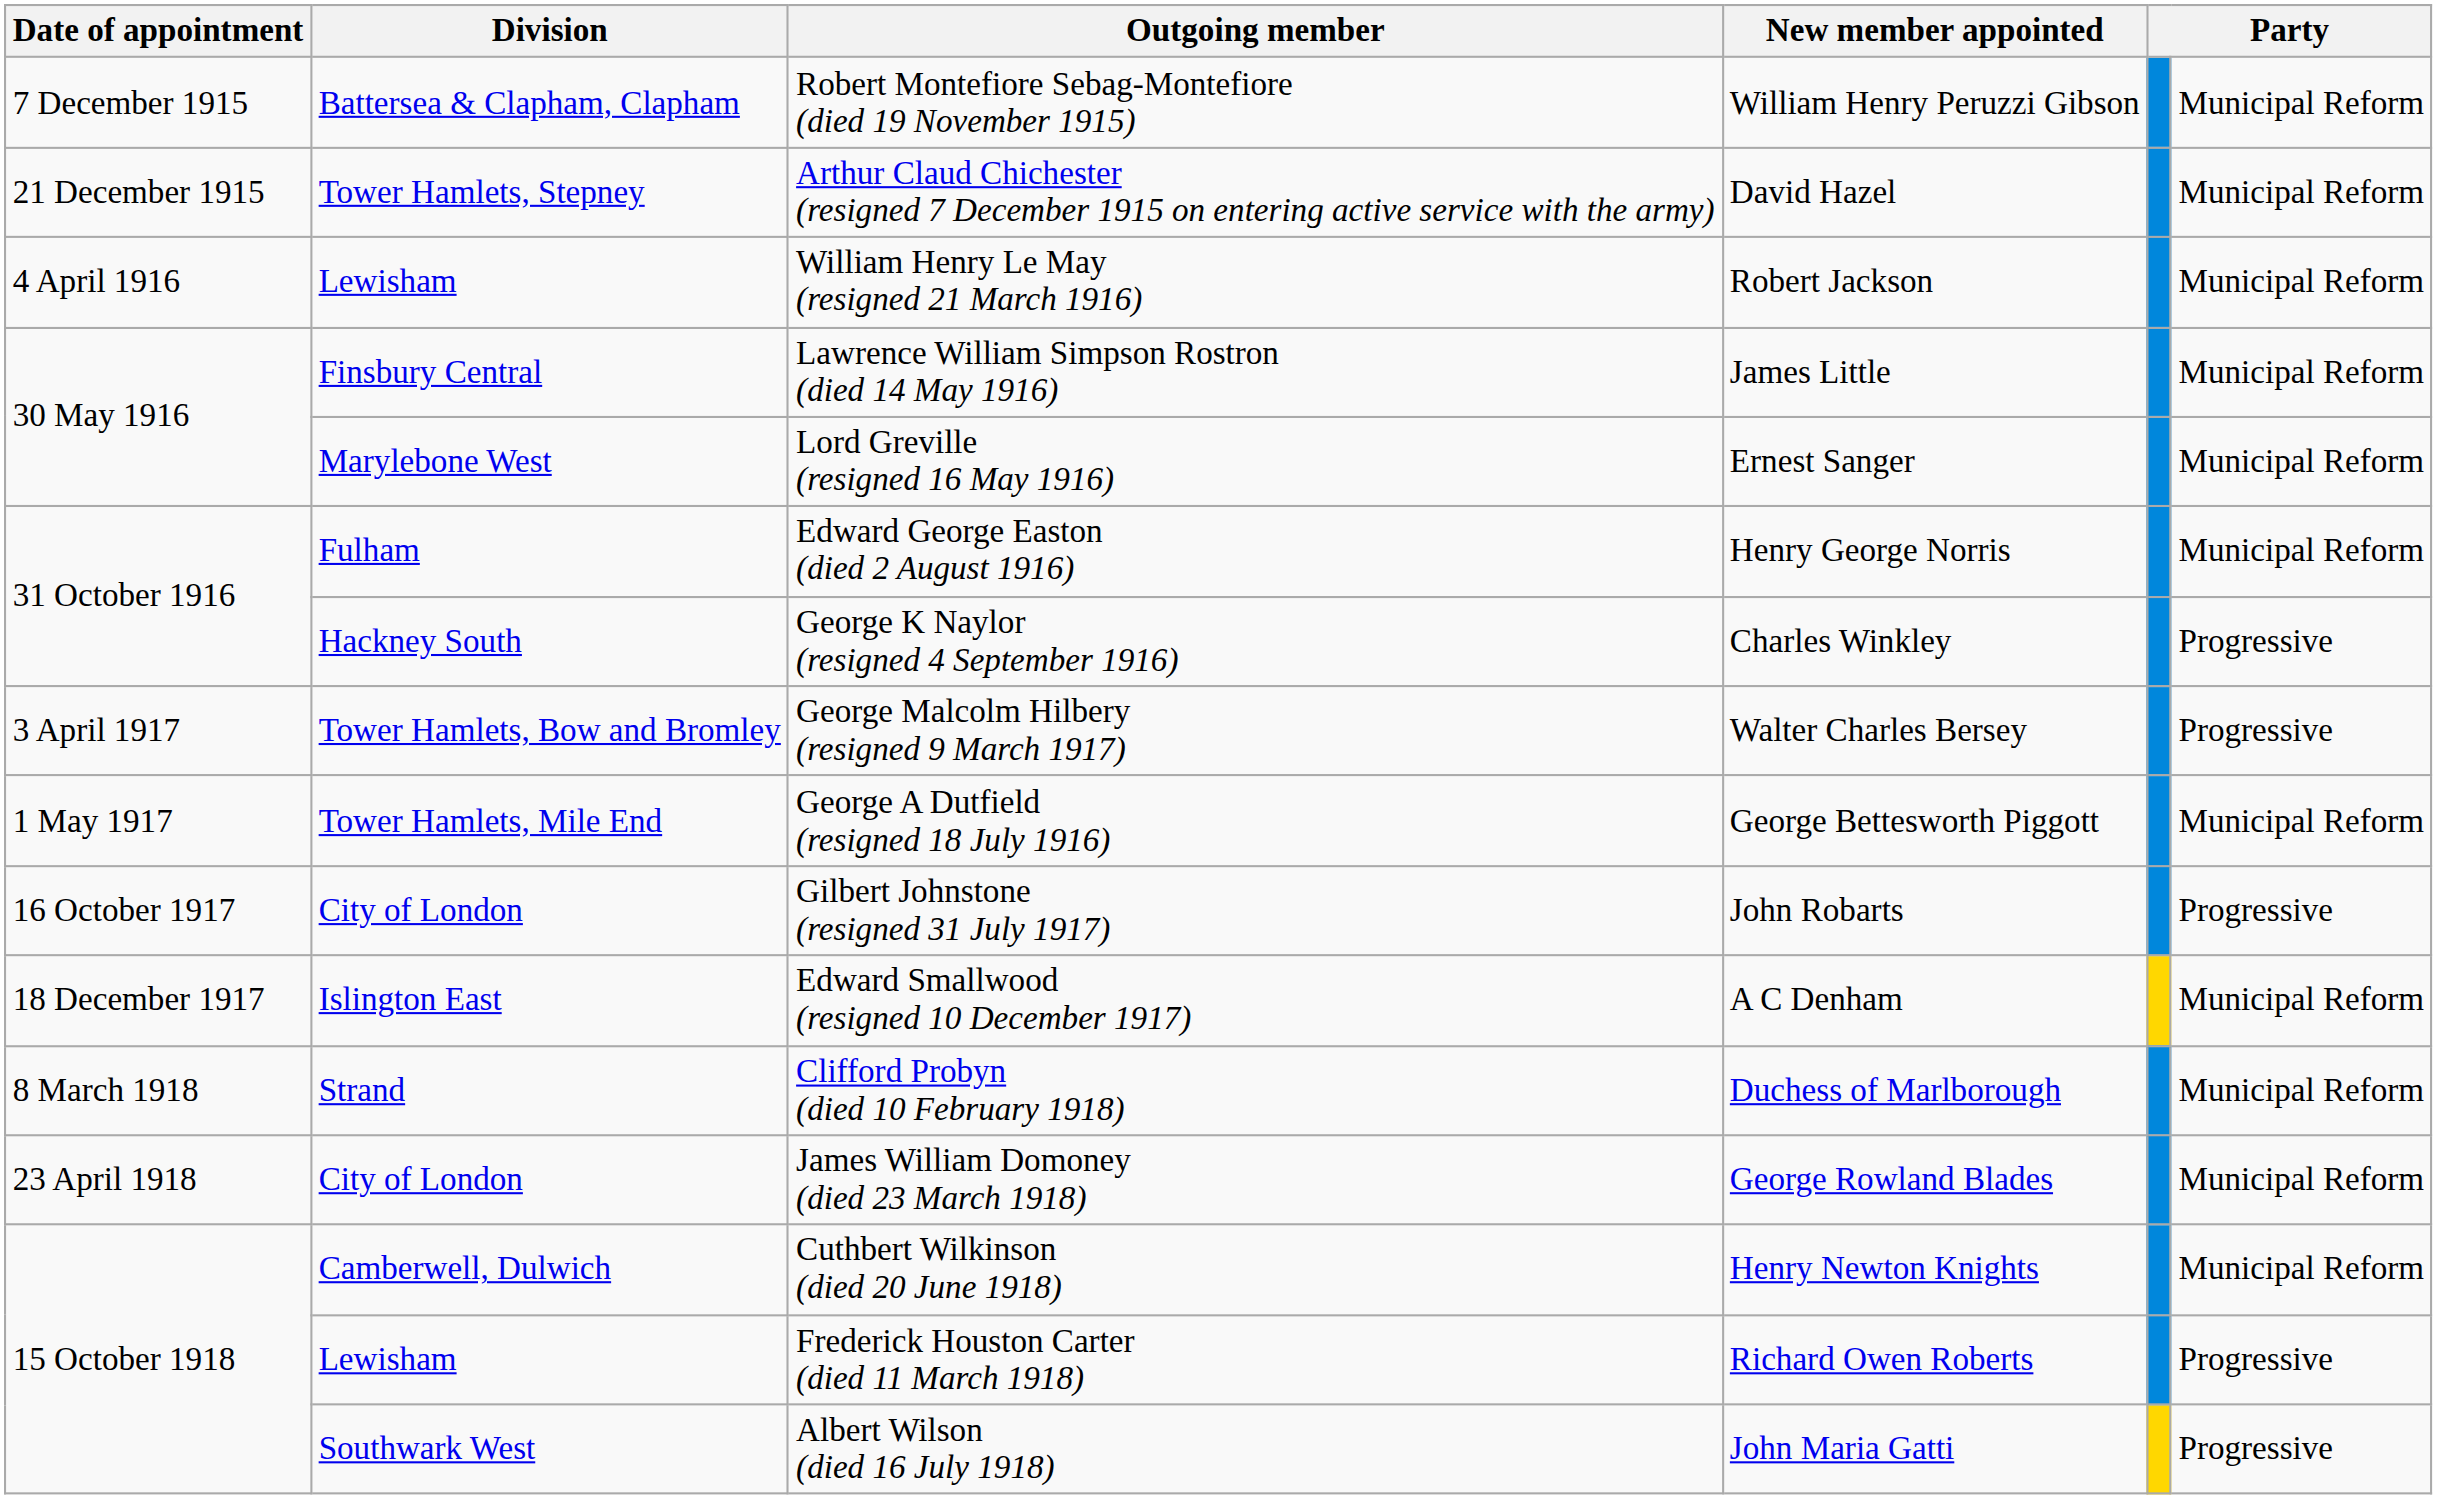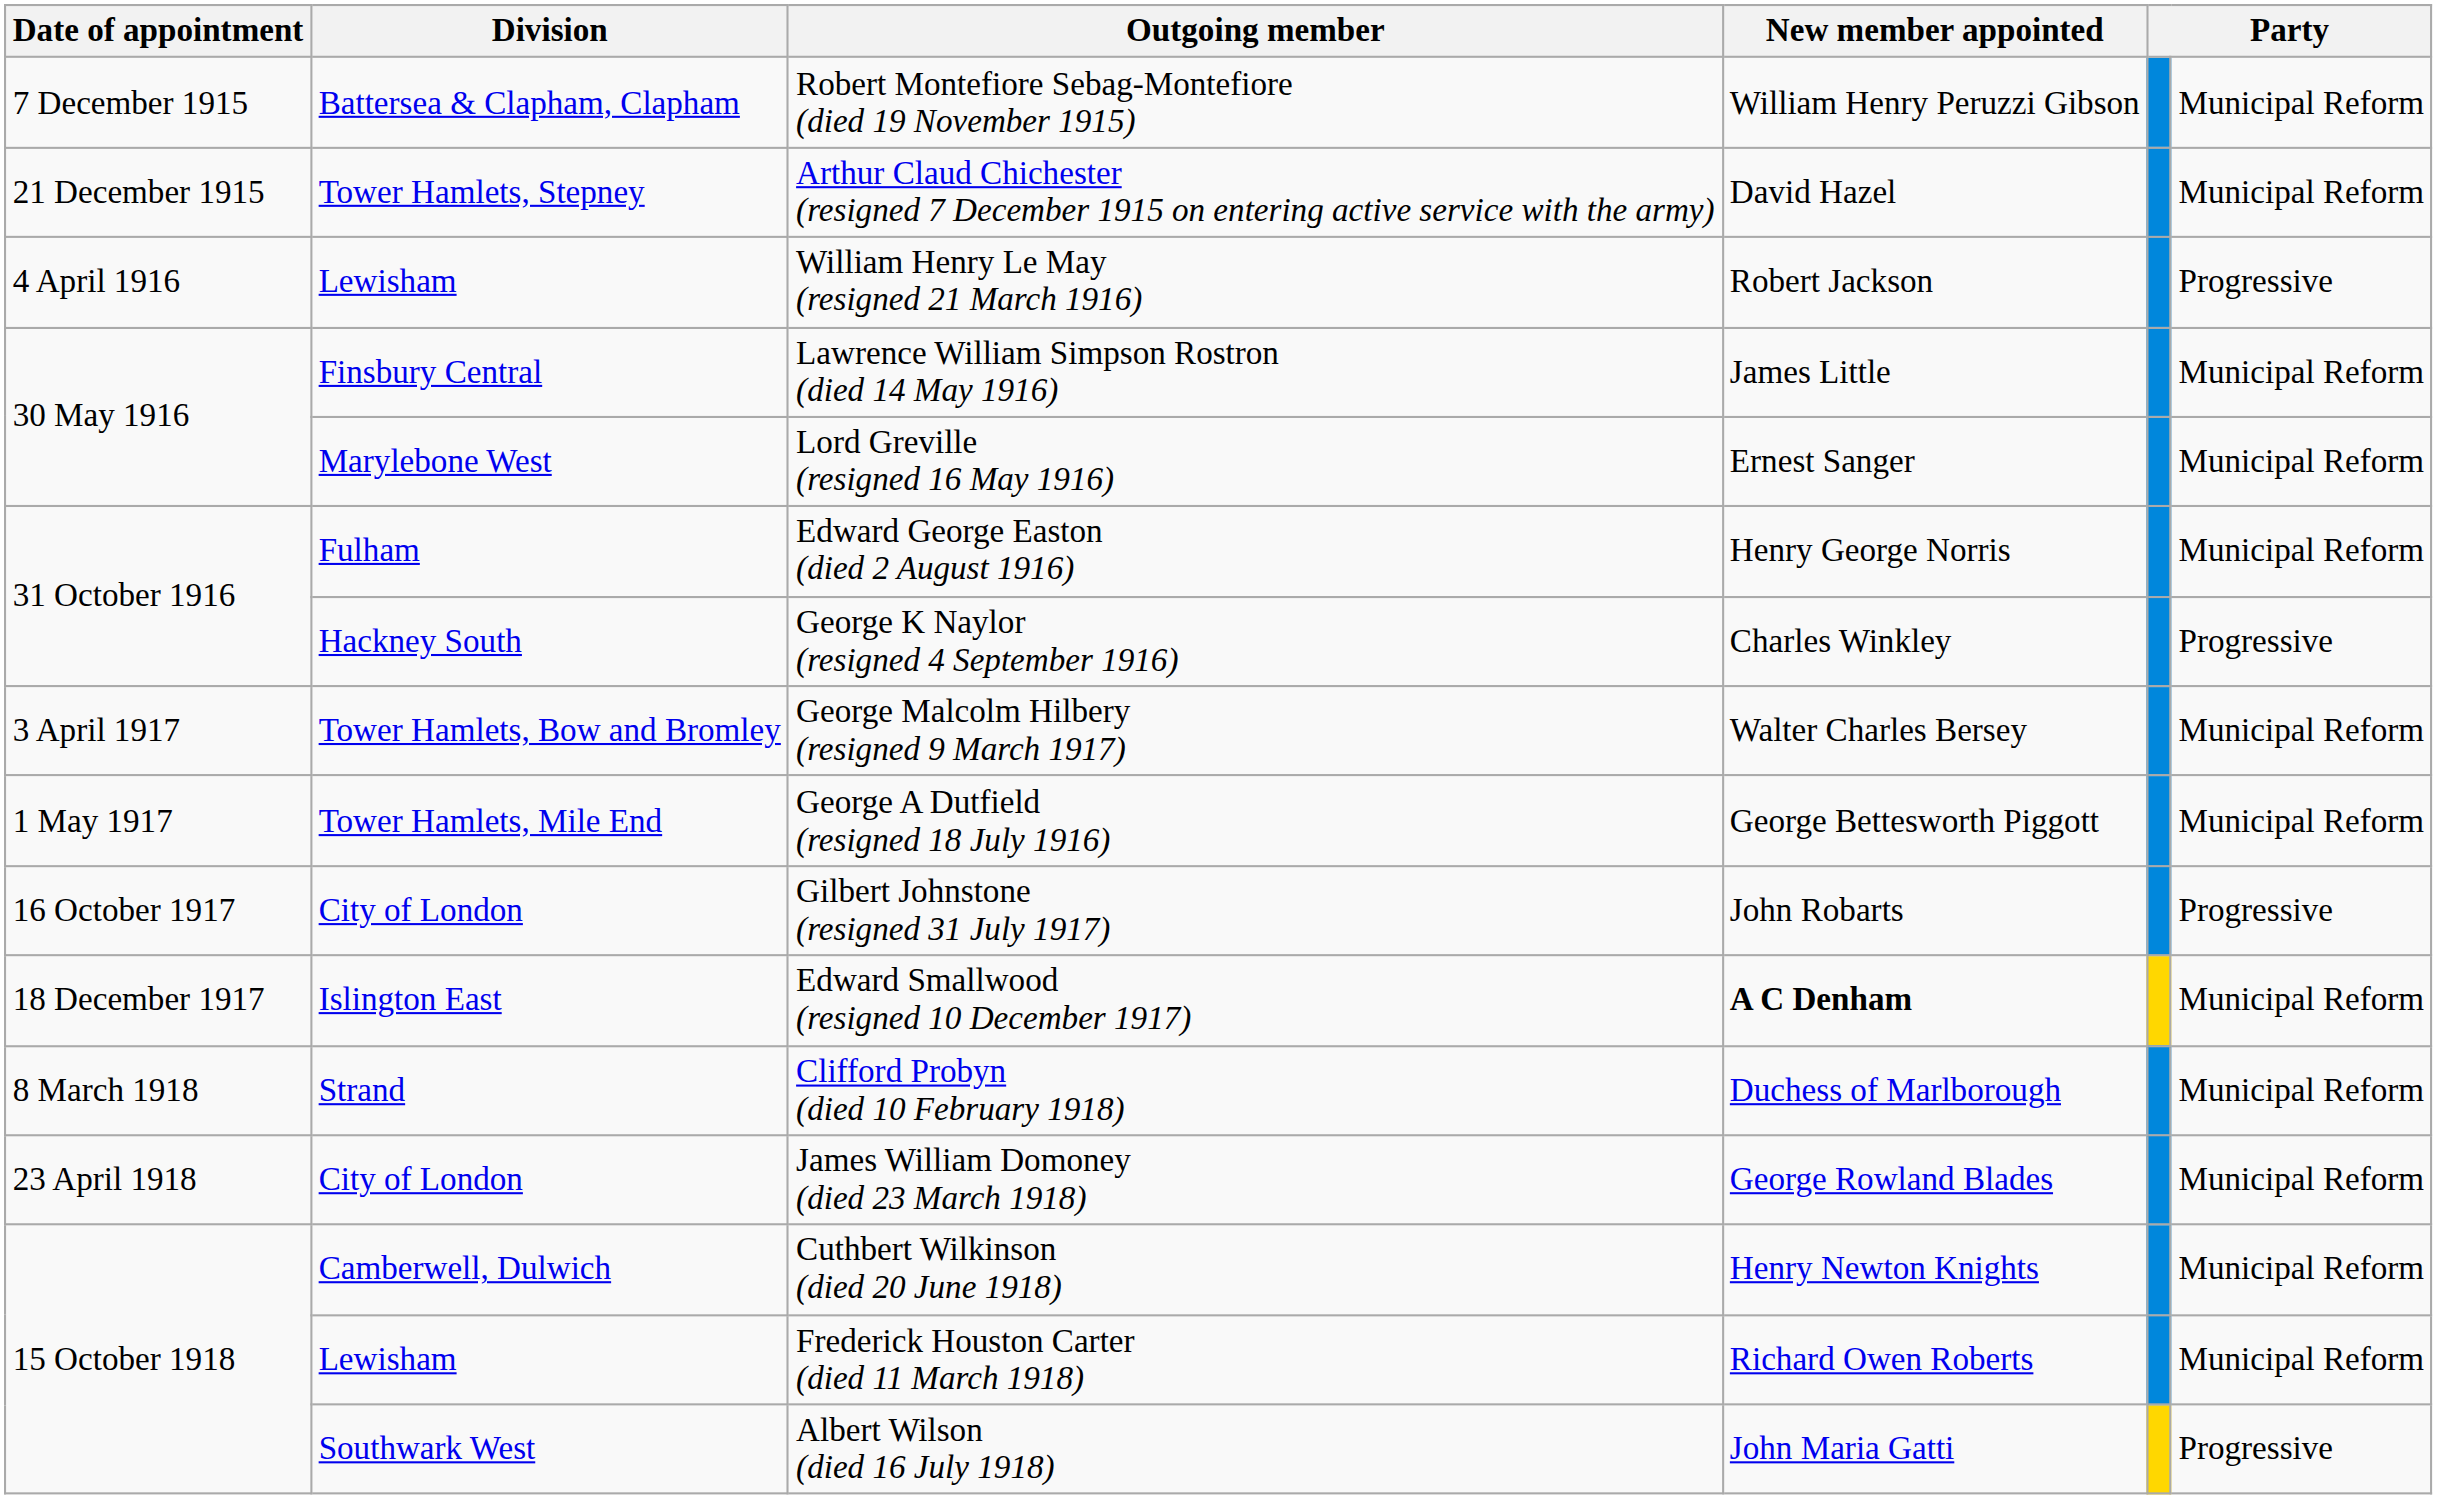(2301, 281) Municipal Reform -> (2256, 281) Progressive
(2256, 730) Progressive -> (2301, 730) Municipal Reform
(1816, 999) normal -> (1821, 999) bold
(2256, 1358) Progressive -> (2301, 1358) Municipal Reform
